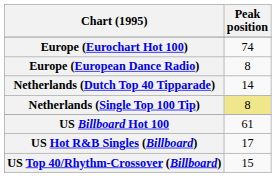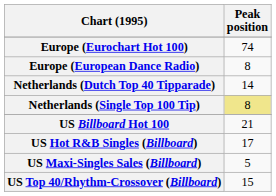(247, 124) 61 -> (247, 124) 21
+ row: (114, 162)
